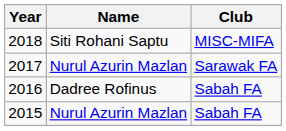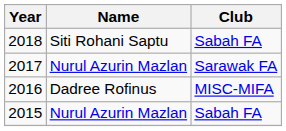(234, 40) MISC-MIFA -> (228, 40) Sabah FA
(228, 89) Sabah FA -> (234, 89) MISC-MIFA
